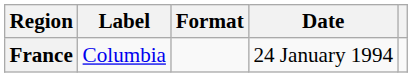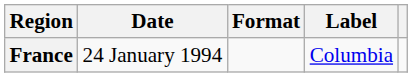columns swapped: (323, 21) <-> (124, 21)
